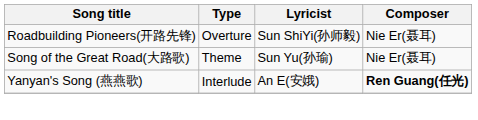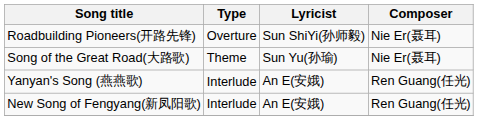(417, 81) bold -> (421, 81) normal
+ row: (104, 103)
